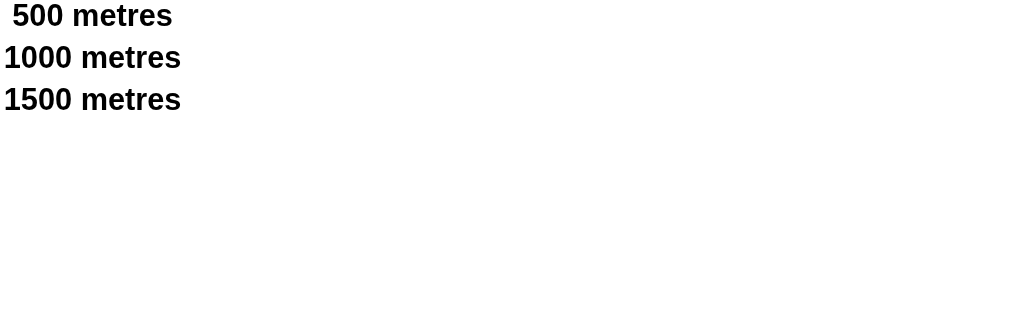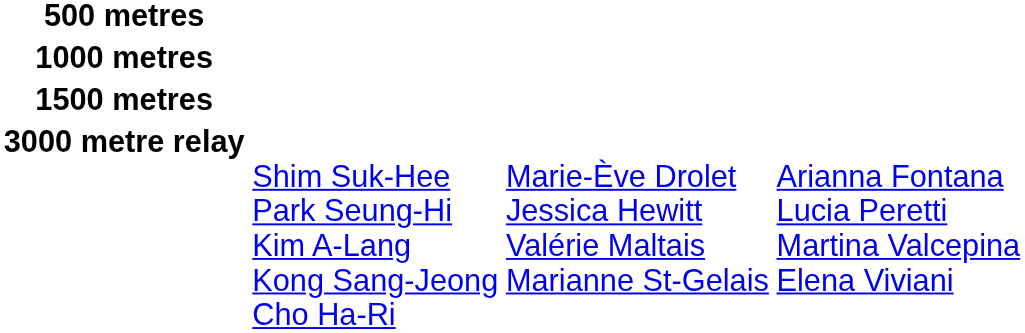+ row: (124, 142)
